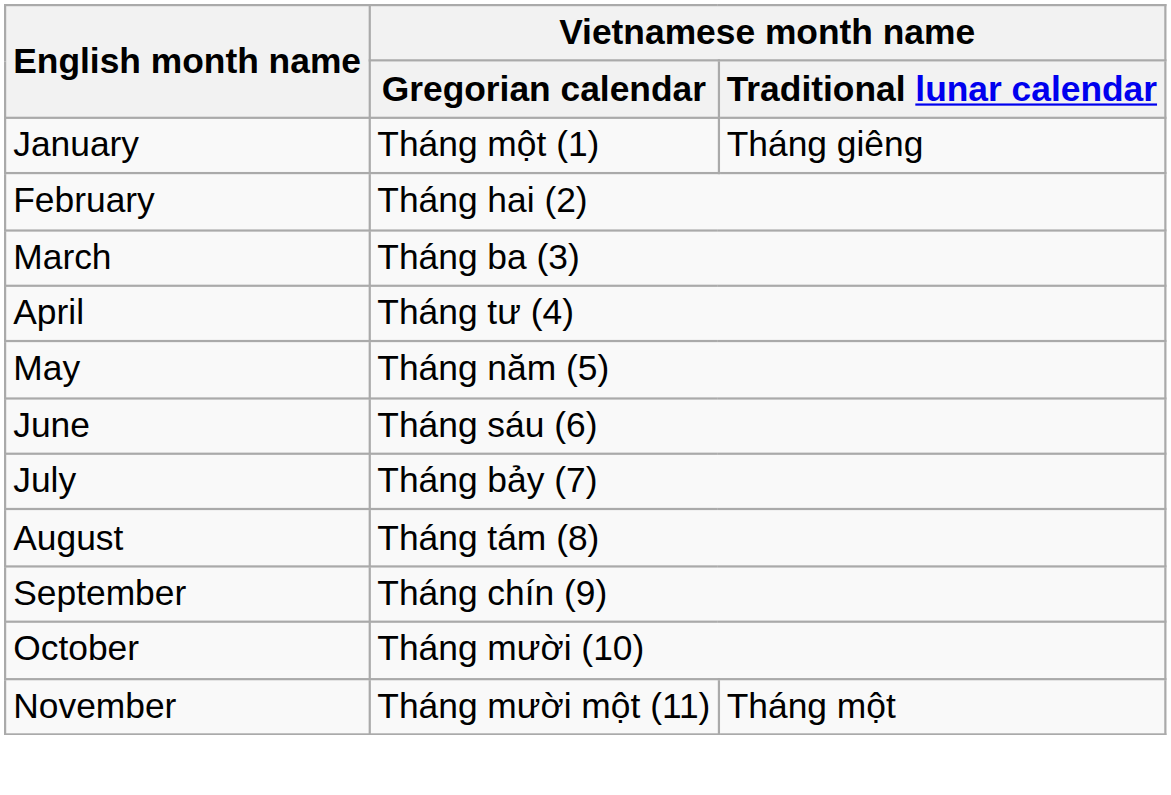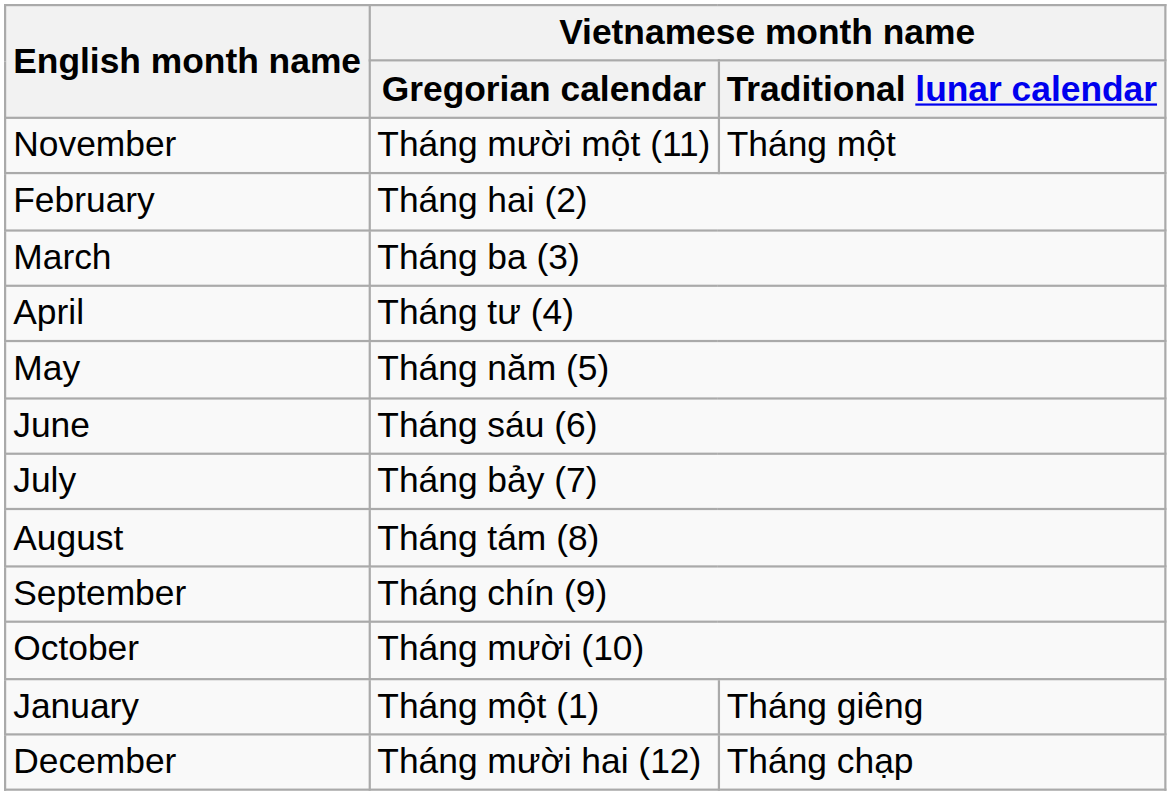rows swapped: (76, 144) <-> (95, 705)
+ row: (95, 761)
